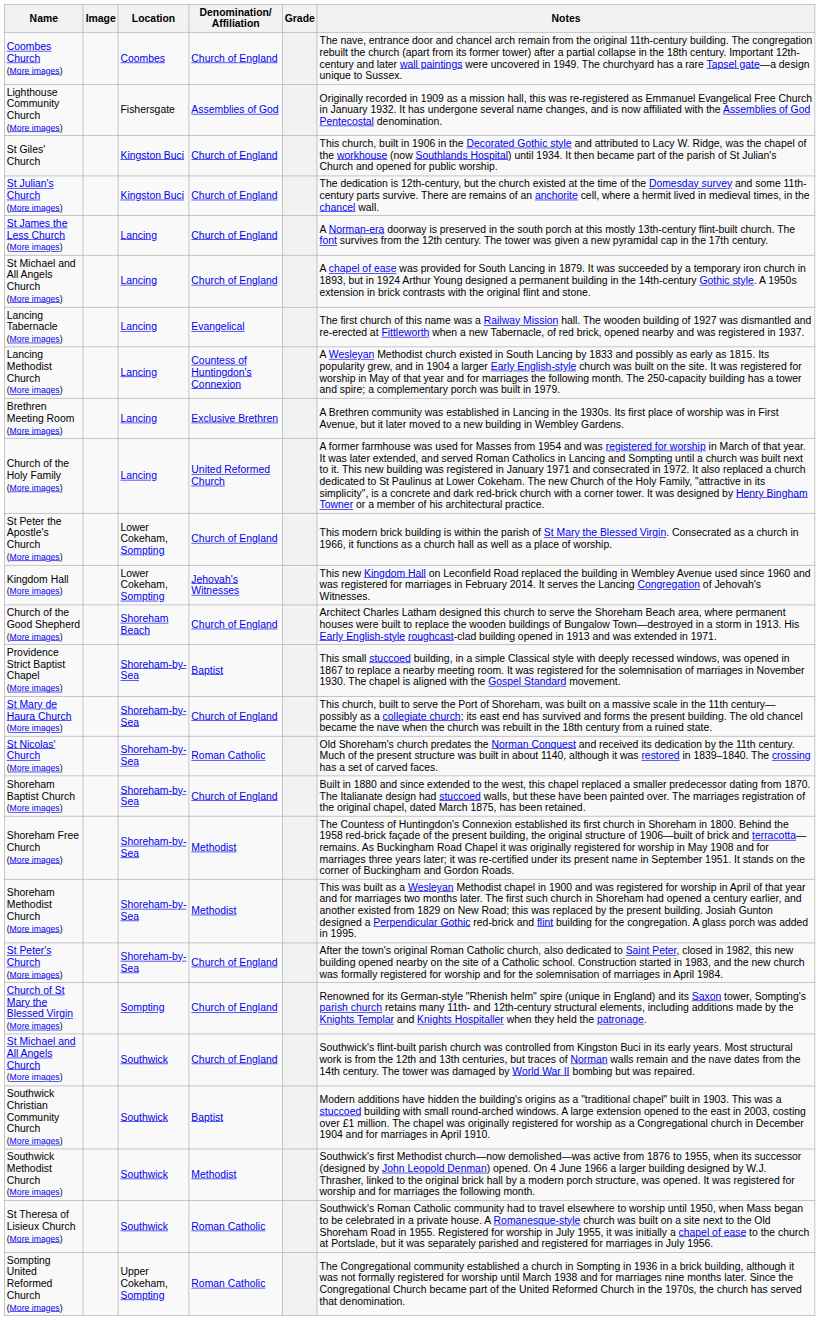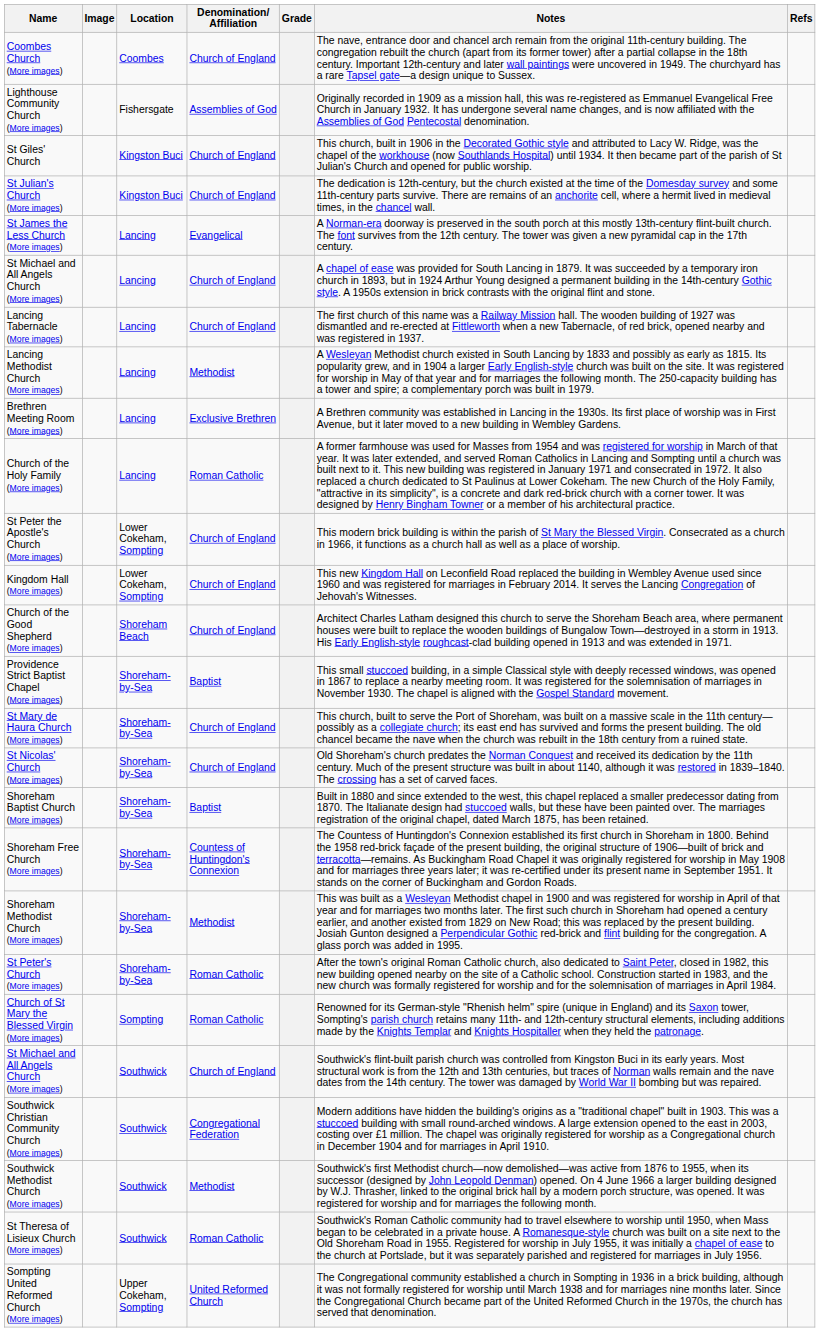+ column: (801, 18)
(234, 235) Church of England -> (216, 235) Evangelical
(218, 327) Evangelical -> (232, 327) Church of England
(222, 372) Countess of Huntingdon's Connexion -> (212, 372) Methodist
(231, 476) United Reformed Church -> (226, 476) Roman Catholic
(215, 585) Jehovah's Witnesses -> (232, 585) Church of England
(228, 756) Roman Catholic -> (232, 768) Church of England
(234, 796) Church of England -> (205, 807) Baptist
(214, 847) Methodist -> (220, 859) Countess of Huntingdon's Connexion
(234, 962) Church of England -> (226, 974) Roman Catholic
(234, 1008) Church of England -> (226, 1020) Roman Catholic
(207, 1117) Baptist -> (225, 1129) Congregational Federation
(228, 1283) Roman Catholic -> (229, 1295) United Reformed Church
